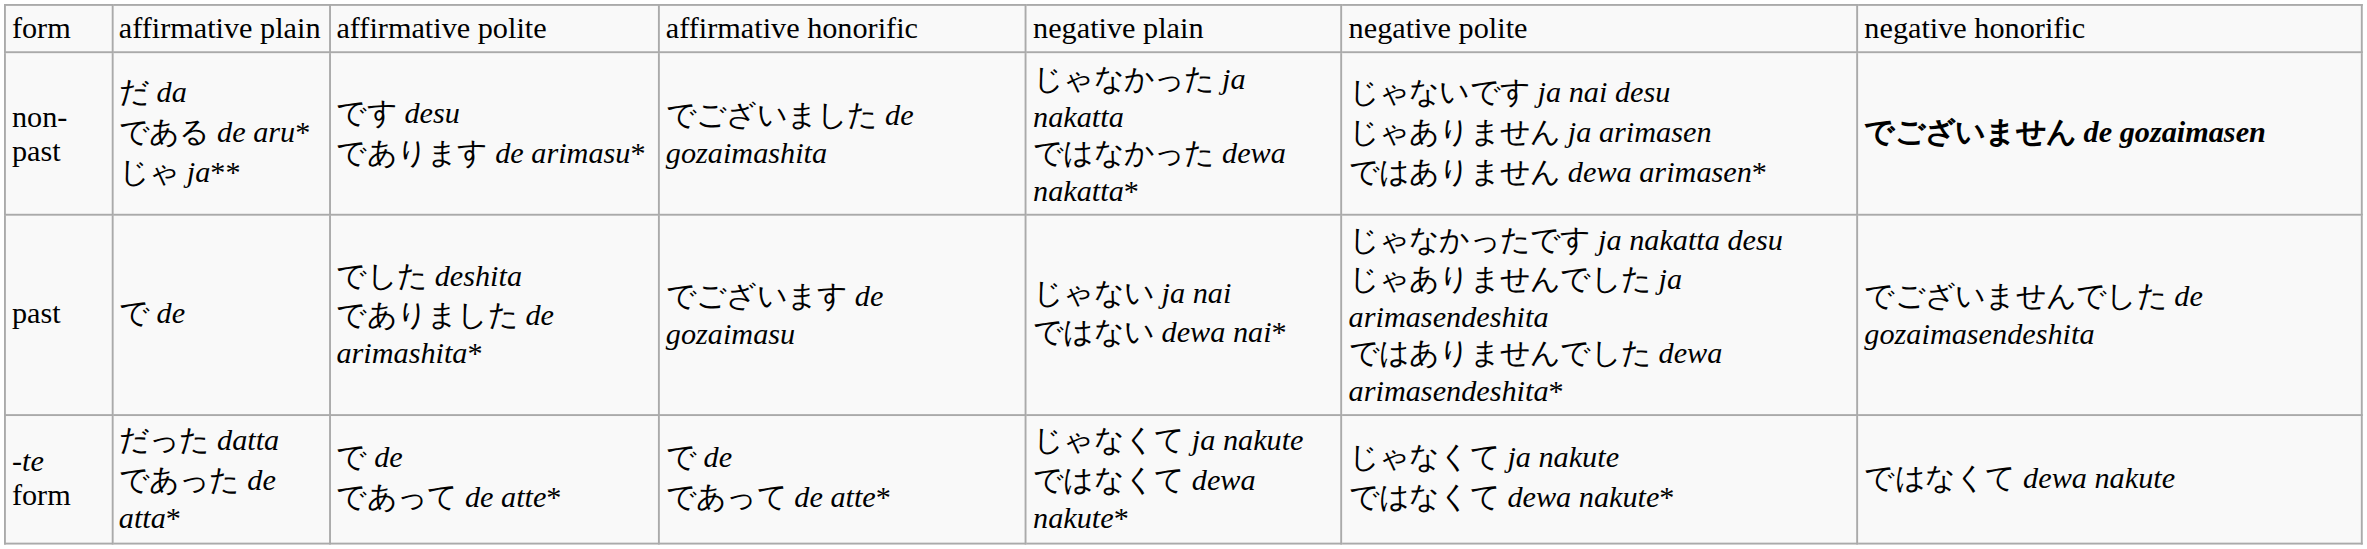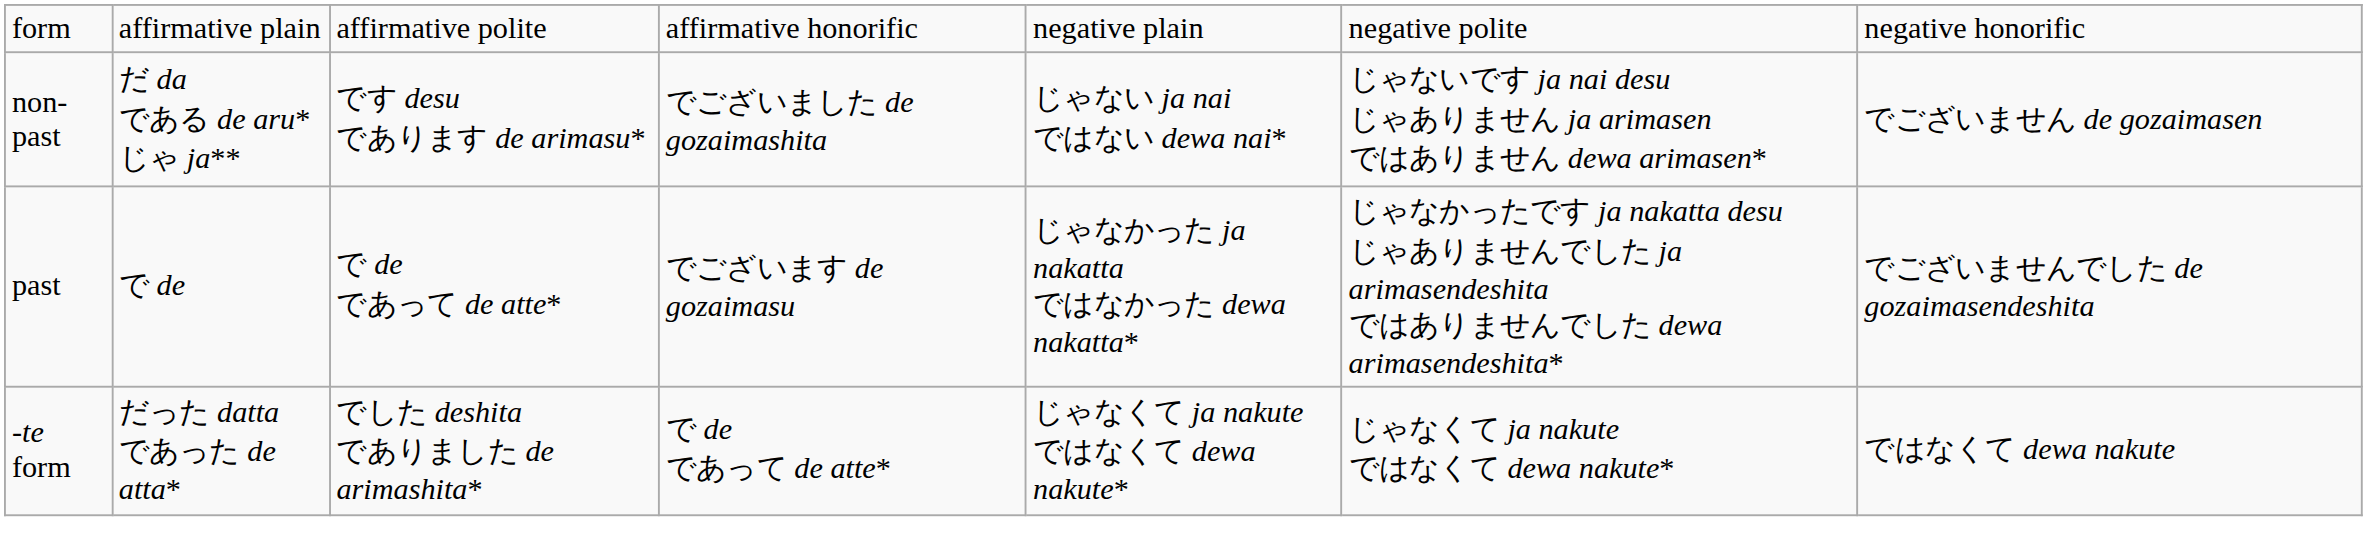(1159, 134) じゃなかった ja nakatta ではなかった dewa nakatta* -> (1160, 118) じゃない ja nai ではない dewa nai*
(2065, 132) bold -> (2063, 118) normal
(445, 315) でした deshita でありました de arimashita* -> (449, 285) で de であって de atte*
(1160, 313) じゃない ja nai ではない dewa nai* -> (1159, 286) じゃなかった ja nakatta ではなかった dewa nakatta*
(449, 477) で de であって de atte* -> (445, 451) でした deshita でありました de arimashita*
